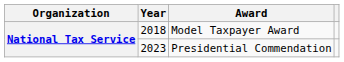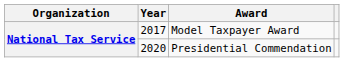(153, 30) 2018 -> (153, 30) 2017
(153, 48) 2023 -> (153, 48) 2020
